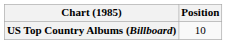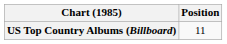(200, 30) 10 -> (200, 30) 11
